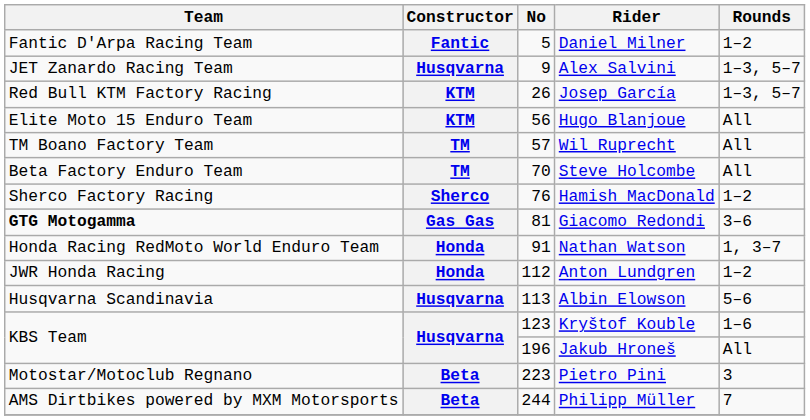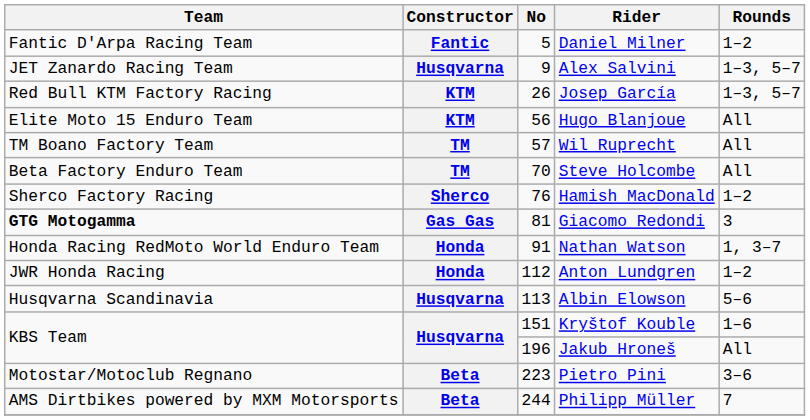(737, 222) 3–6 -> (728, 222) 3
(536, 325) 123 -> (536, 325) 151
(728, 376) 3 -> (737, 376) 3–6
